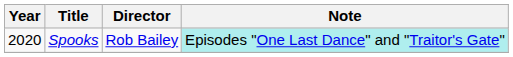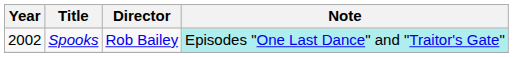(25, 40) 2020 -> (25, 40) 2002
